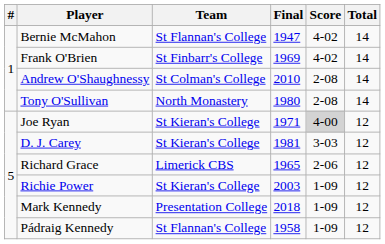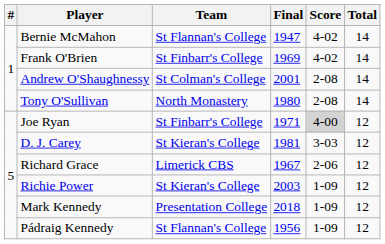(287, 79) 2010 -> (287, 79) 2001
(208, 121) St Kieran's College -> (209, 121) St Finbarr's College
(287, 164) 1965 -> (287, 164) 1967
(287, 228) 1958 -> (287, 228) 1956
